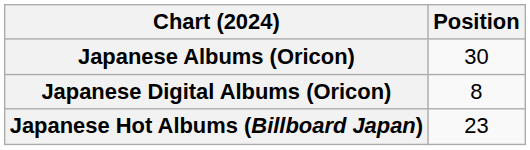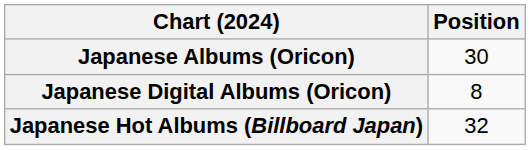(476, 126) 23 -> (476, 126) 32
